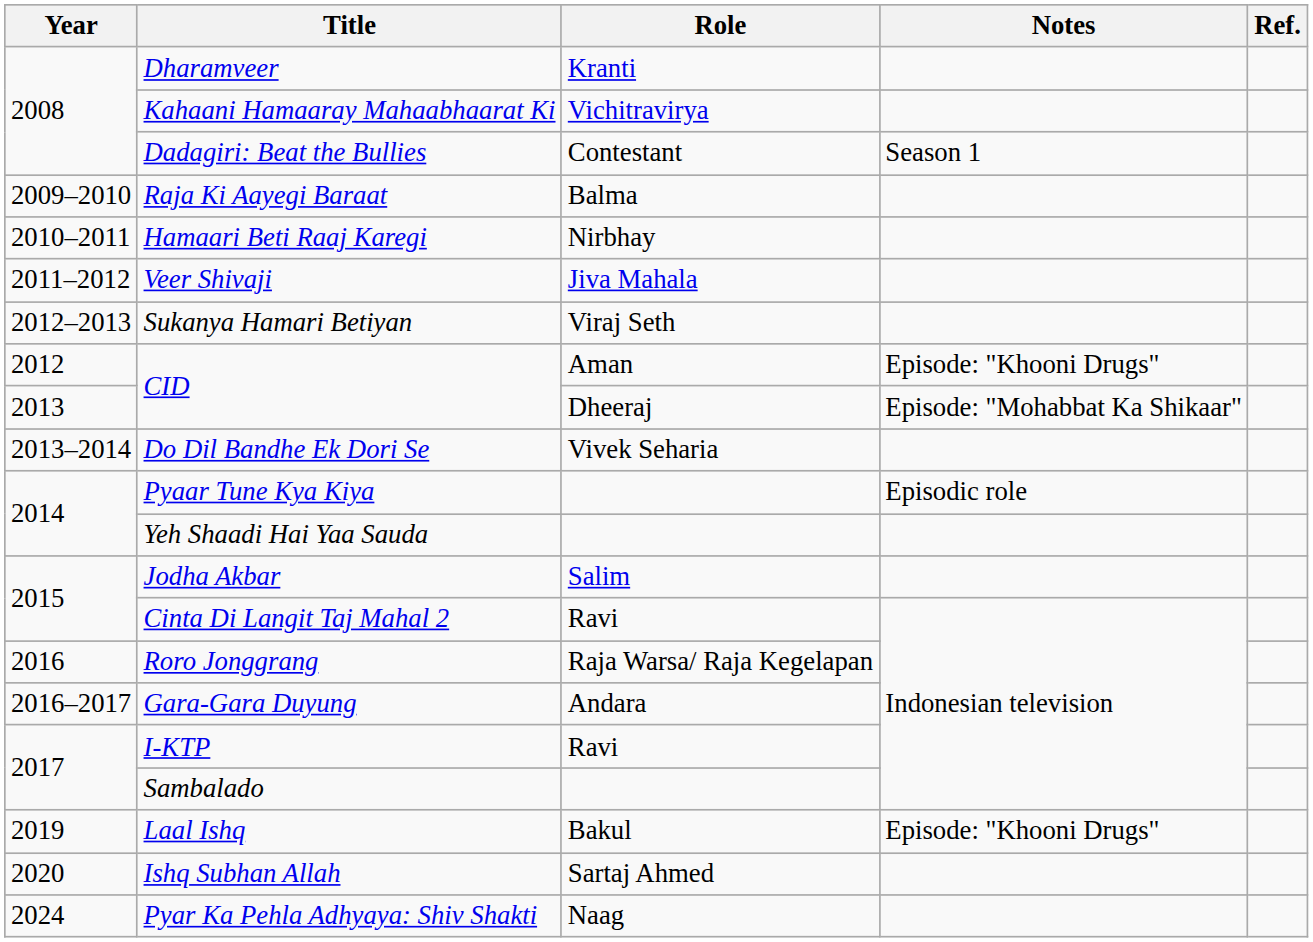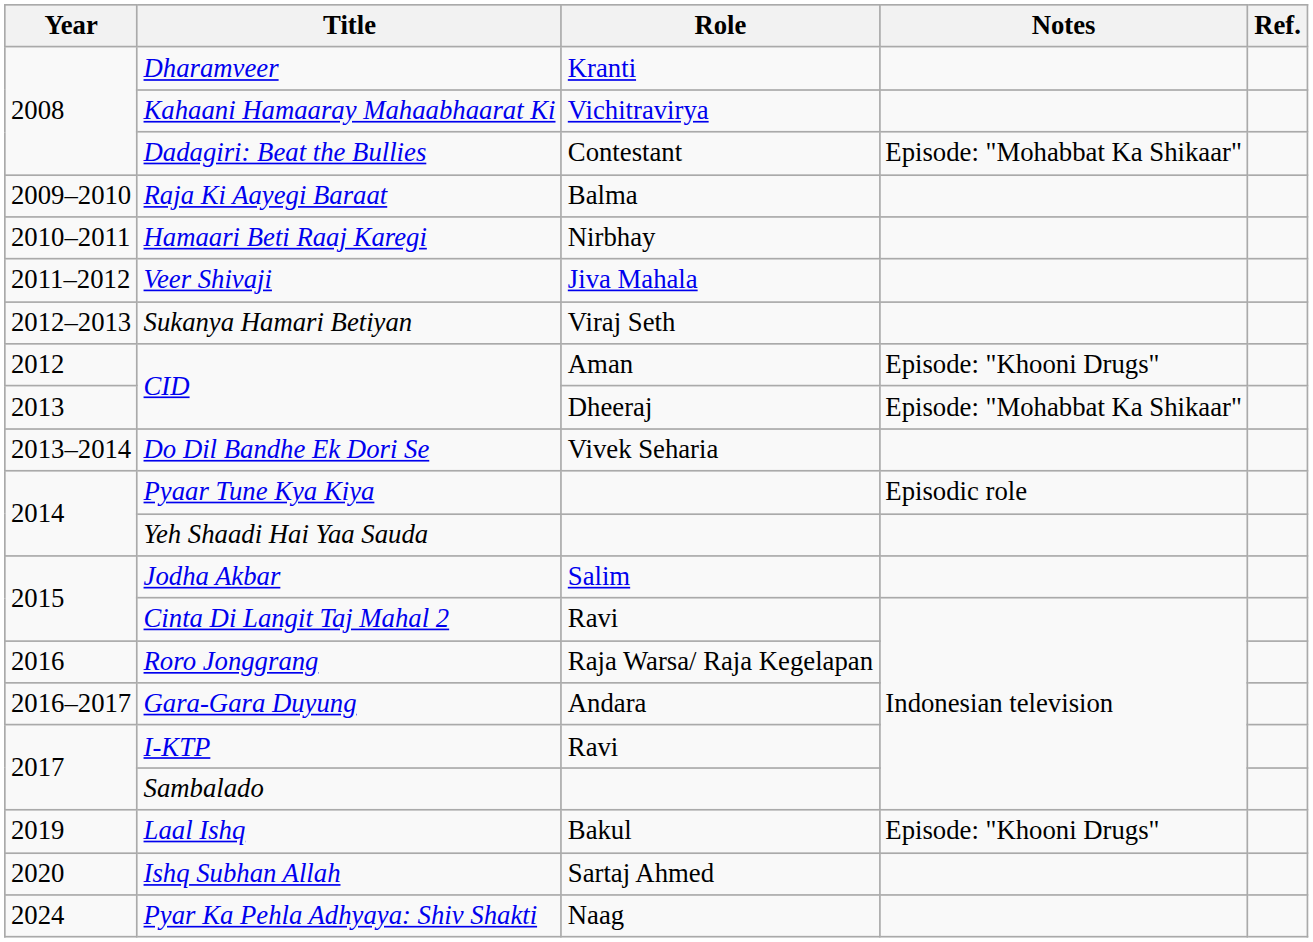(933, 152) Season 1 -> (1064, 152) Episode: "Mohabbat Ka Shikaar"
